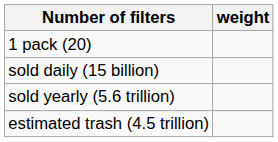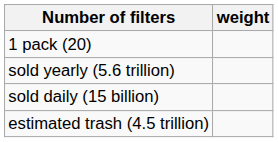rows swapped: (84, 70) <-> (92, 96)
